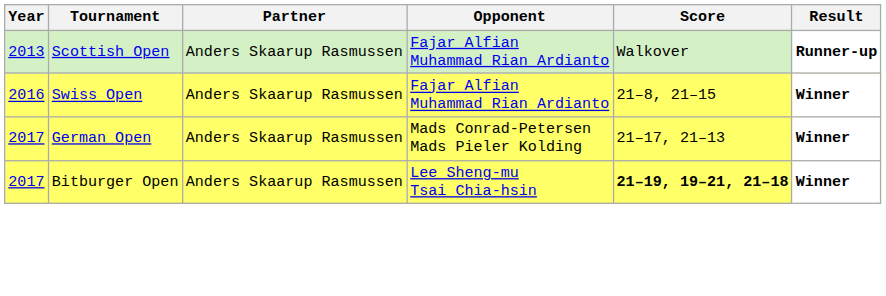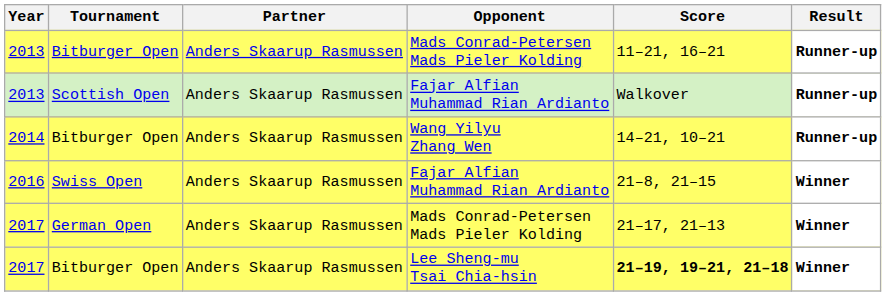+ row: (26, 51)
+ row: (26, 138)
